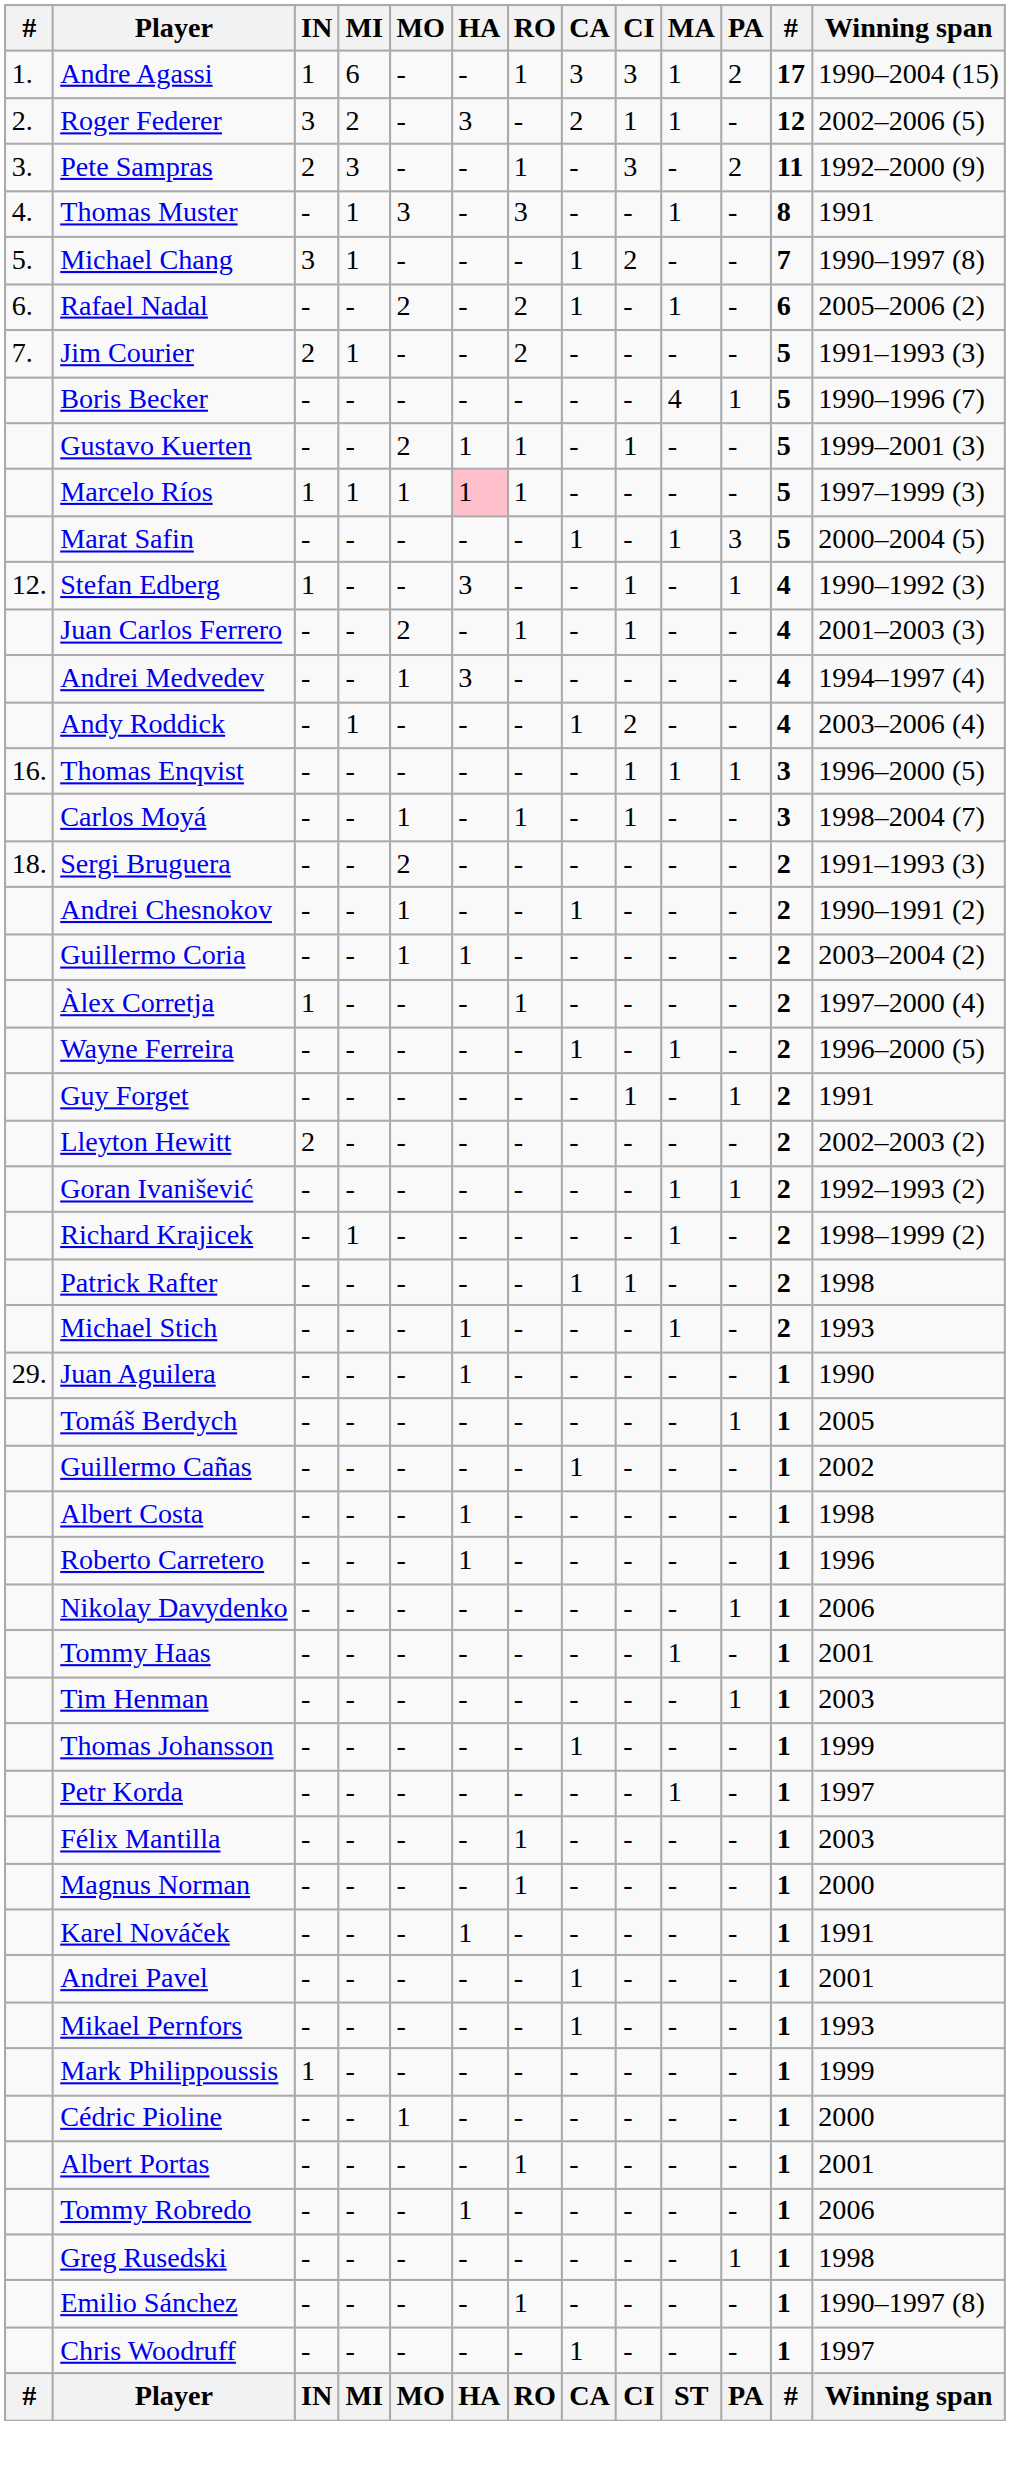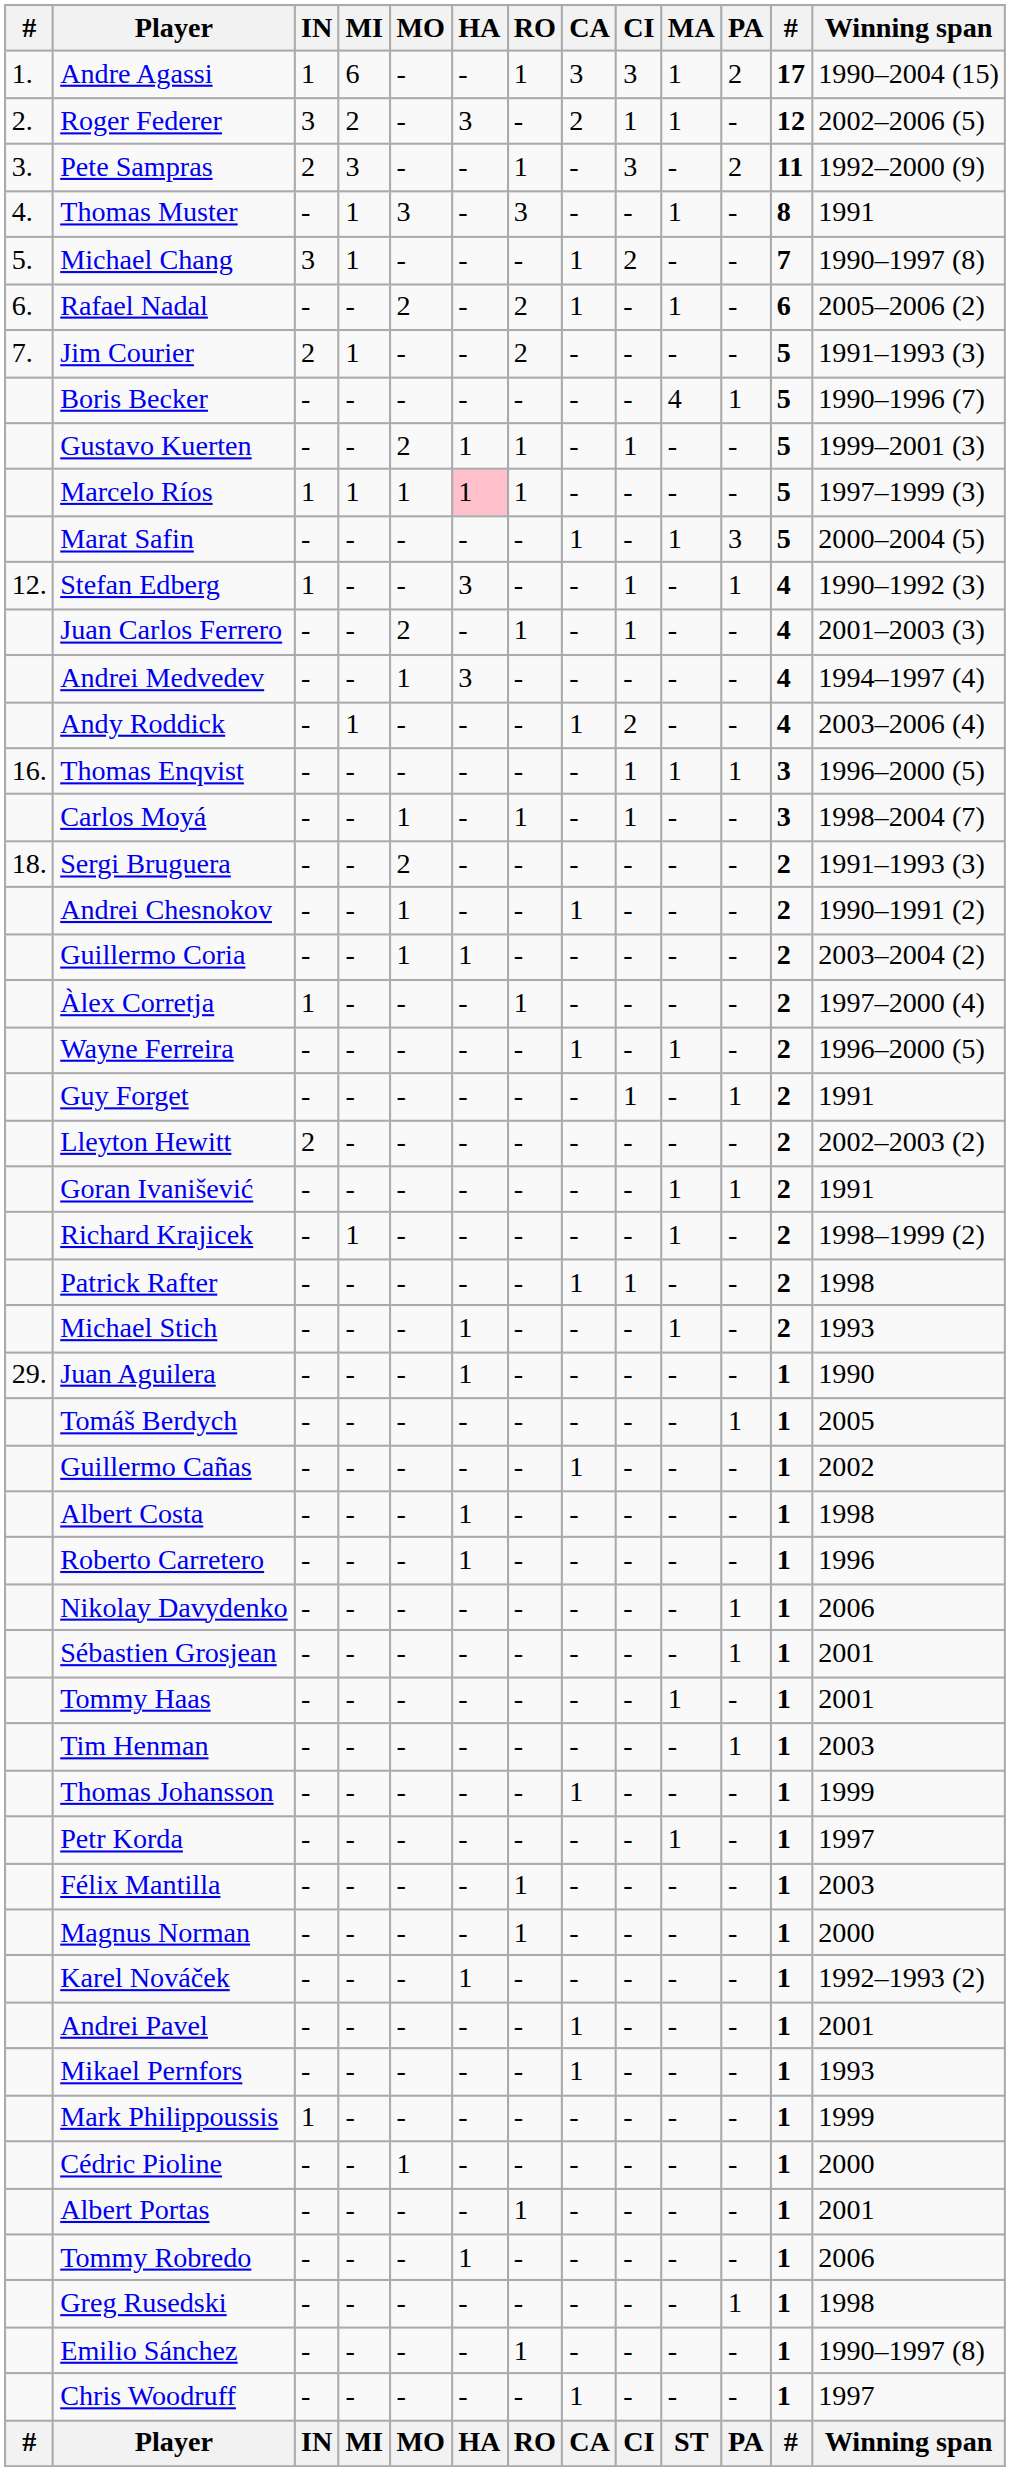(902, 1188) 1992–1993 (2) -> (846, 1188) 1991
+ row: (168, 1652)
(846, 1931) 1991 -> (902, 1978) 1992–1993 (2)
